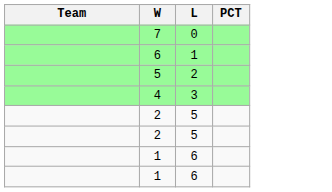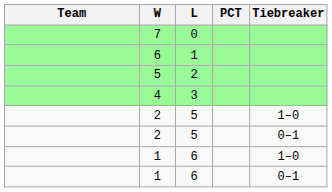+ column: (288, 14)
